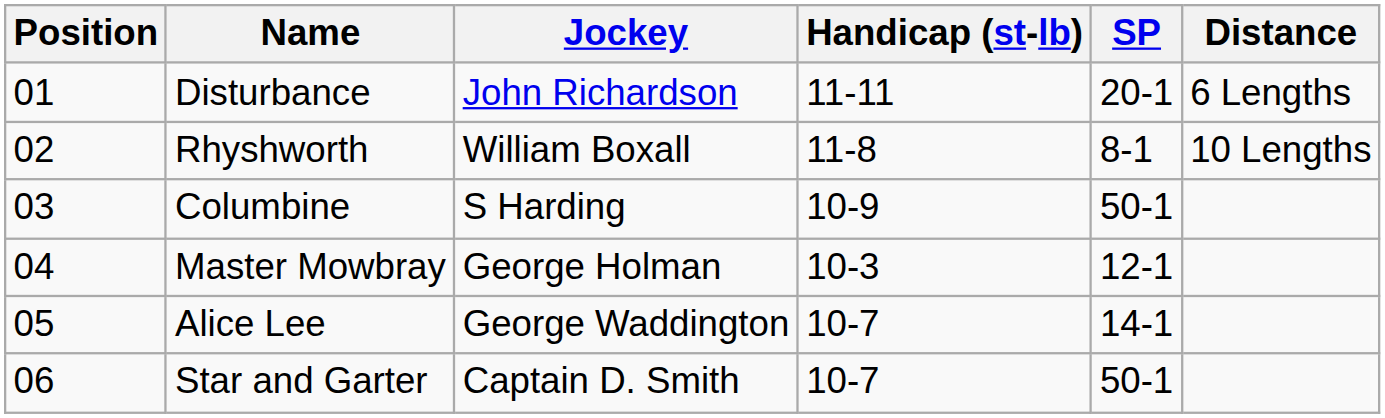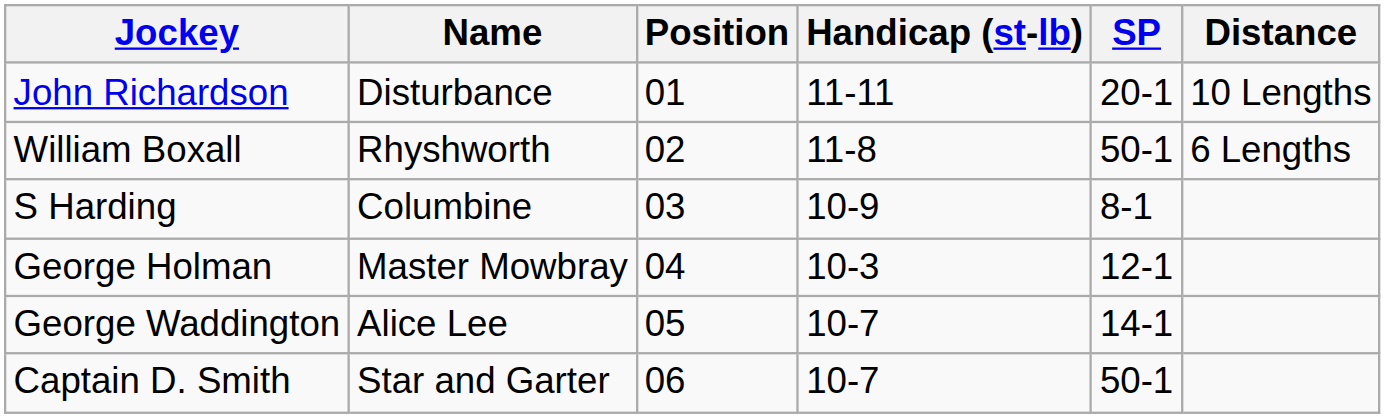columns swapped: (86, 33) <-> (626, 33)
(1271, 91) 6 Lengths -> (1281, 91) 10 Lengths
(1126, 149) 8-1 -> (1137, 149) 50-1
(1281, 149) 10 Lengths -> (1271, 149) 6 Lengths
(1137, 207) 50-1 -> (1126, 207) 8-1
